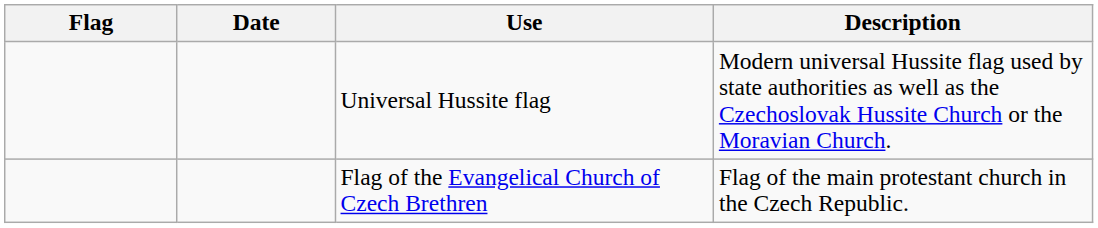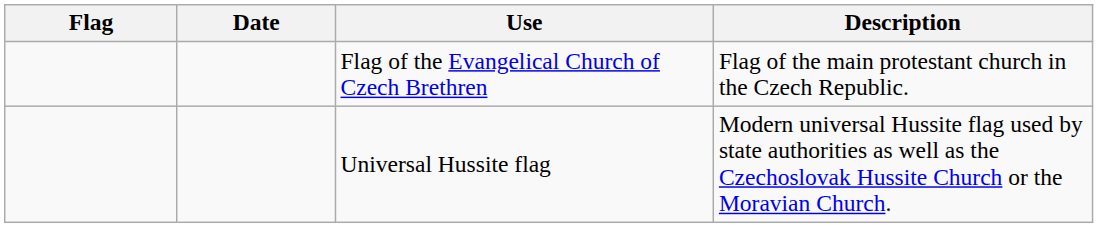rows swapped: (500, 190) <-> (446, 100)
